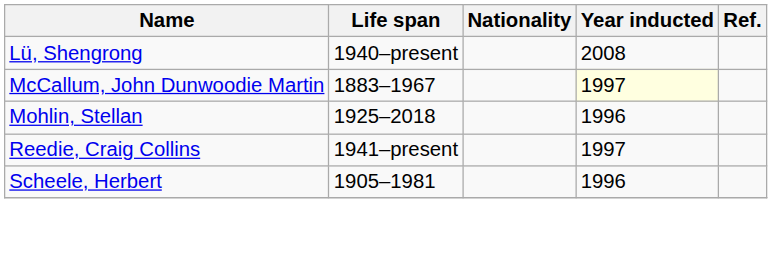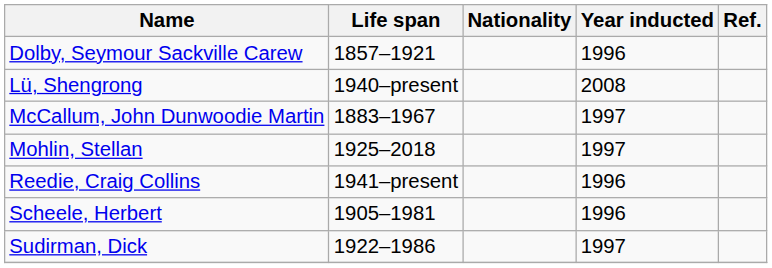+ row: (156, 52)
(603, 85) lightyellow background -> (603, 117) no background
(603, 117) 1996 -> (603, 149) 1997
(603, 149) 1997 -> (603, 181) 1996
+ row: (78, 246)
